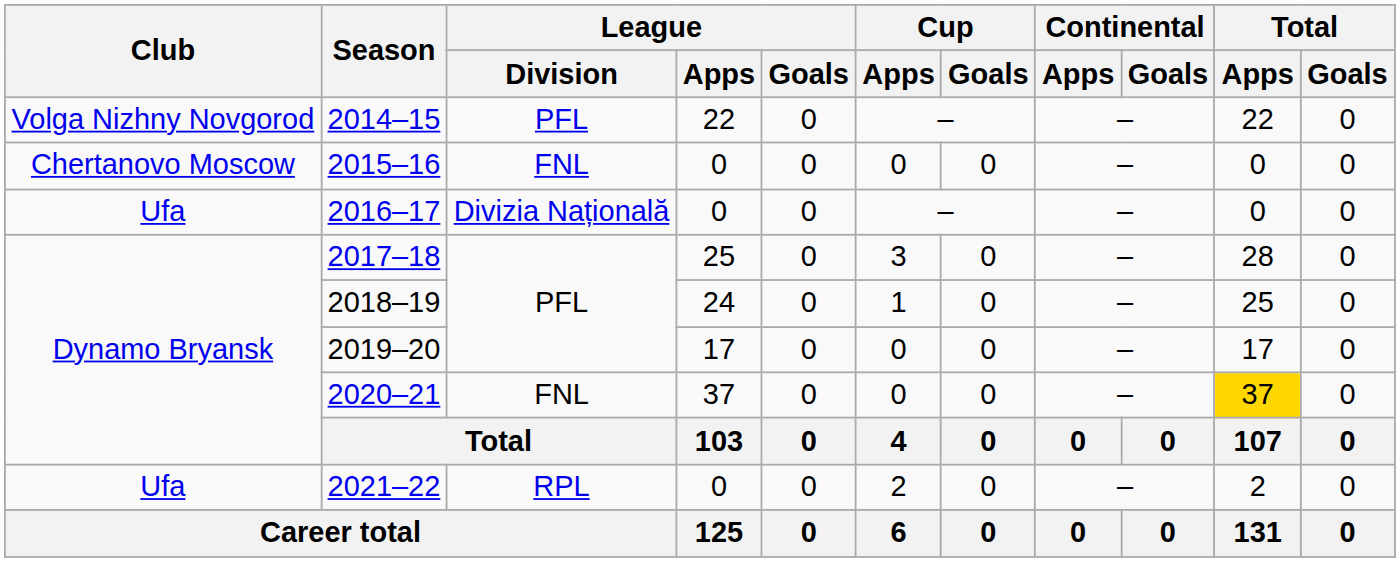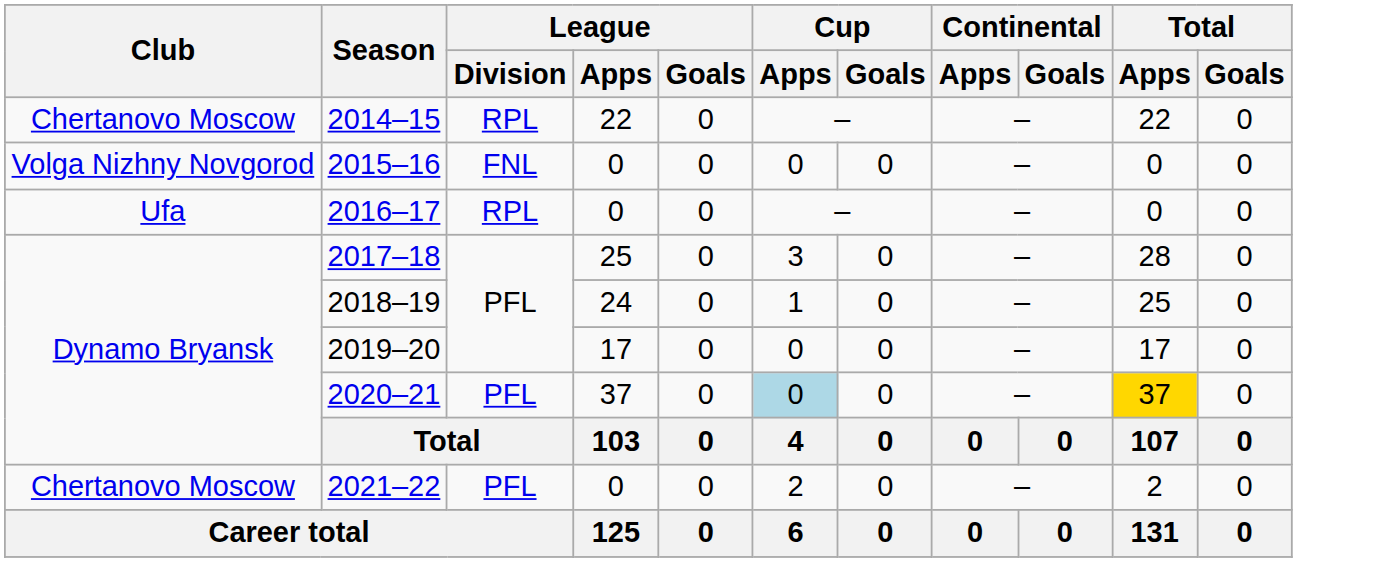(163, 119) Volga Nizhny Novgorod -> (163, 119) Chertanovo Moscow
(562, 119) PFL -> (510, 119) RPL
(163, 165) Chertanovo Moscow -> (163, 165) Volga Nizhny Novgorod
(562, 211) Divizia Națională -> (510, 211) RPL
(562, 394) FNL -> (510, 394) PFL
(899, 394) no background -> (795, 394) lightblue background
(163, 486) Ufa -> (163, 486) Chertanovo Moscow
(562, 486) RPL -> (510, 486) PFL
